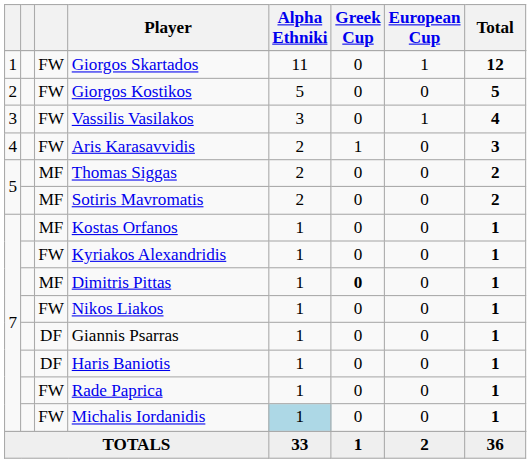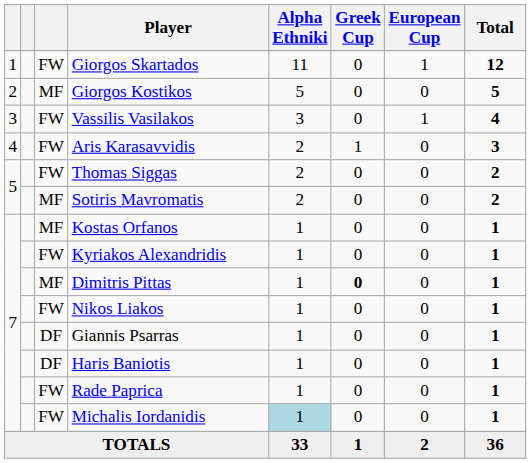(51, 91) FW -> (51, 91) MF
(51, 173) MF -> (51, 173) FW
